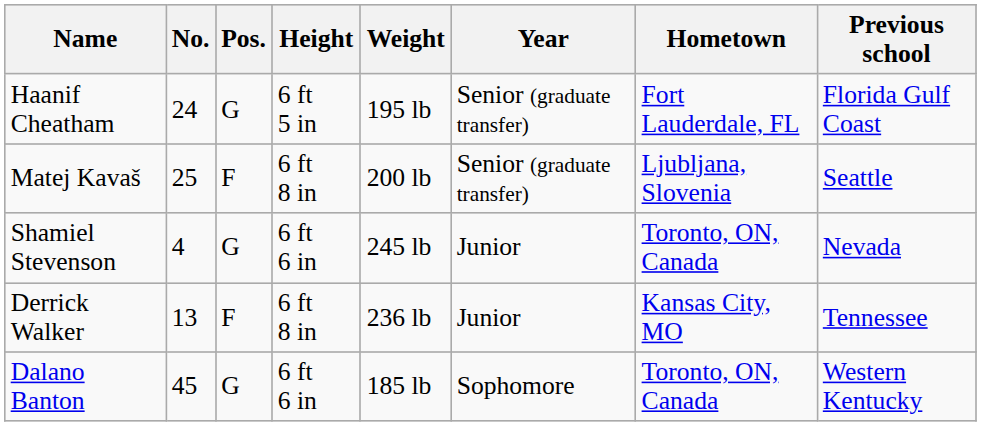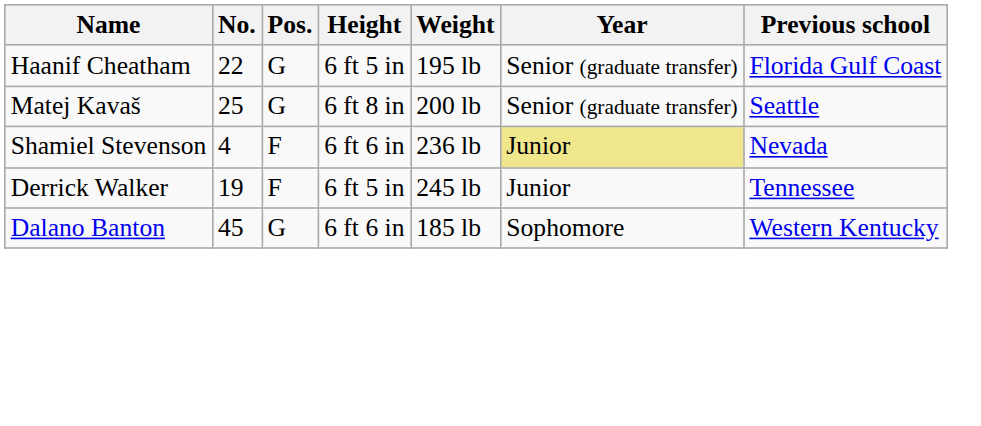- column: (726, 39)
(184, 108) 24 -> (231, 65) 22
(228, 178) F -> (277, 106) G
(230, 247) G -> (275, 146) F
(399, 247) 245 lb -> (449, 146) 236 lb
(489, 247) no background -> (538, 146) khaki background
(184, 316) 13 -> (231, 187) 19
(297, 316) 6 ft 8 in -> (364, 187) 6 ft 5 in
(399, 316) 236 lb -> (449, 187) 245 lb
